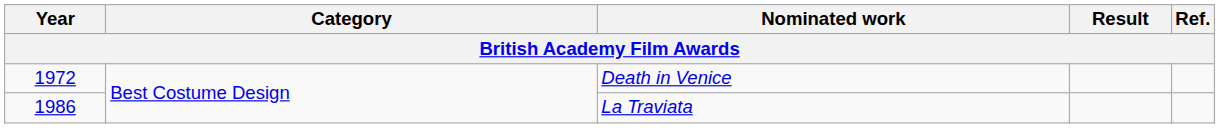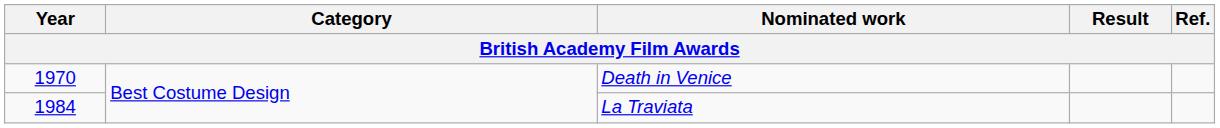(55, 78) 1972 -> (55, 78) 1970
(55, 107) 1986 -> (55, 107) 1984
